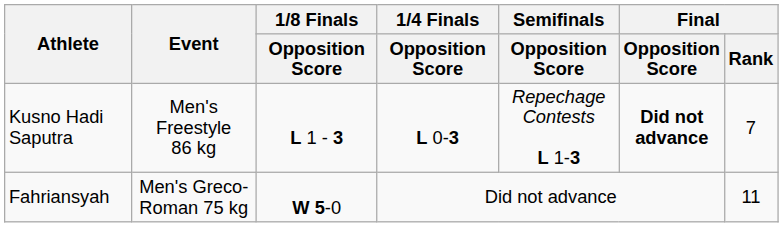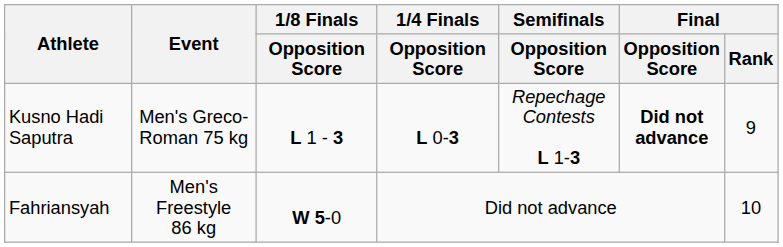(194, 128) Men's Freestyle 86 kg -> (194, 128) Men's Greco-Roman 75 kg
(751, 128) 7 -> (751, 128) 9
(194, 198) Men's Greco-Roman 75 kg -> (194, 208) Men's Freestyle 86 kg
(751, 198) 11 -> (751, 208) 10
